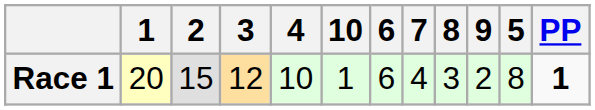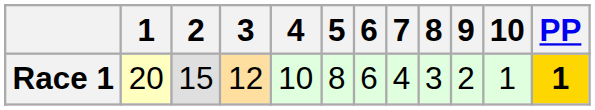columns swapped: (516, 30) <-> (345, 30)
(560, 79) no background -> (560, 79) gold background
